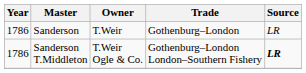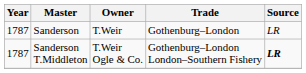(18, 30) 1786 -> (18, 30) 1787
(18, 53) 1786 -> (18, 53) 1787
